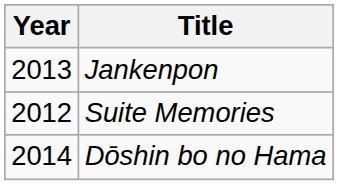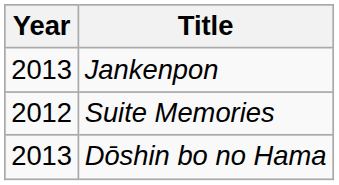(42, 156) 2014 -> (42, 156) 2013
